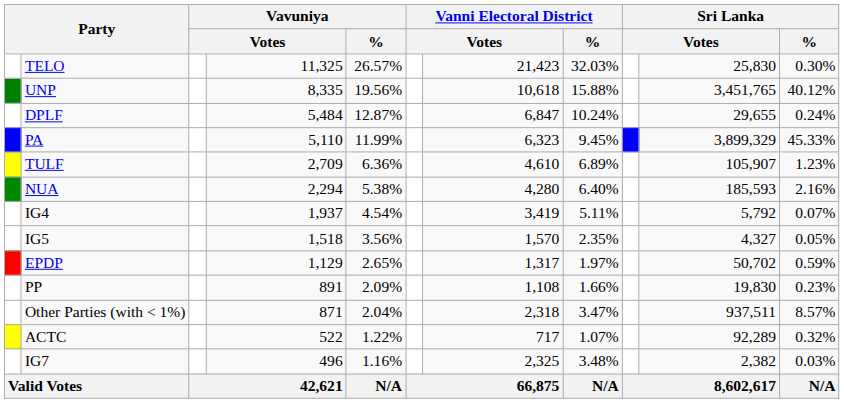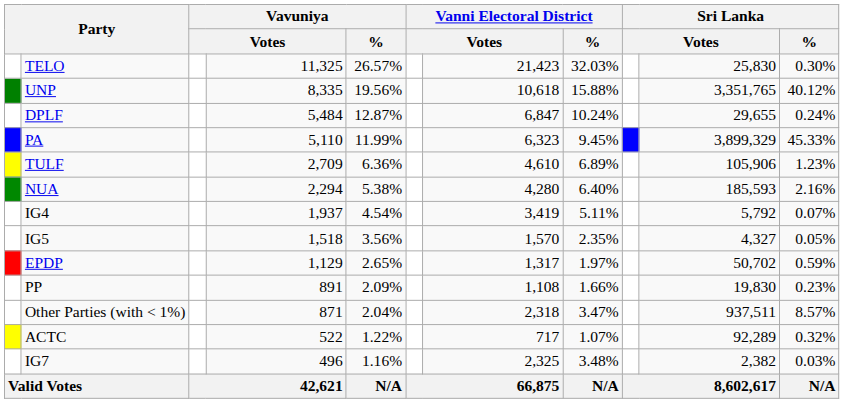(745, 90) 3,451,765 -> (745, 90) 3,351,765
(751, 164) 105,907 -> (751, 164) 105,906
